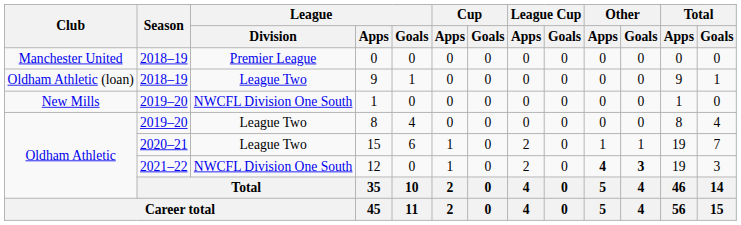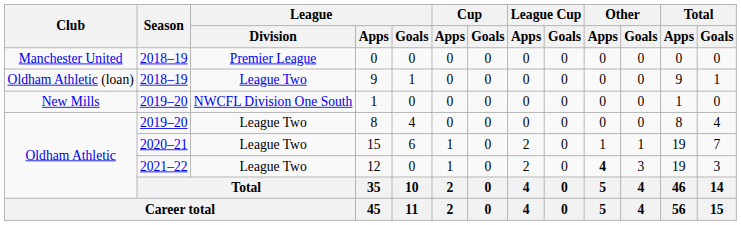(273, 166) NWCFL Division One South -> (273, 166) League Two
(641, 166) bold -> (641, 166) normal
